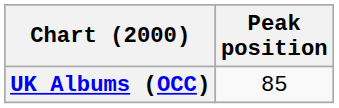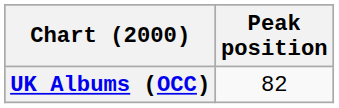(274, 85) 85 -> (274, 85) 82
